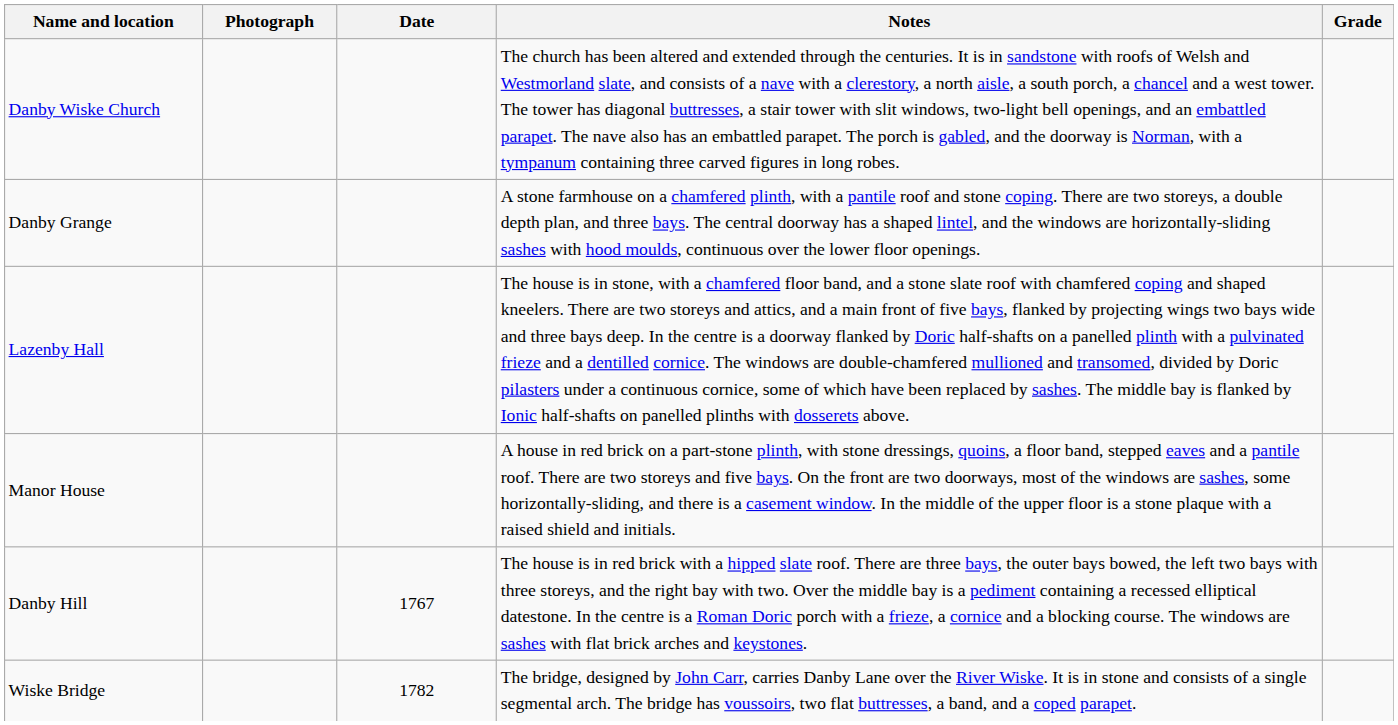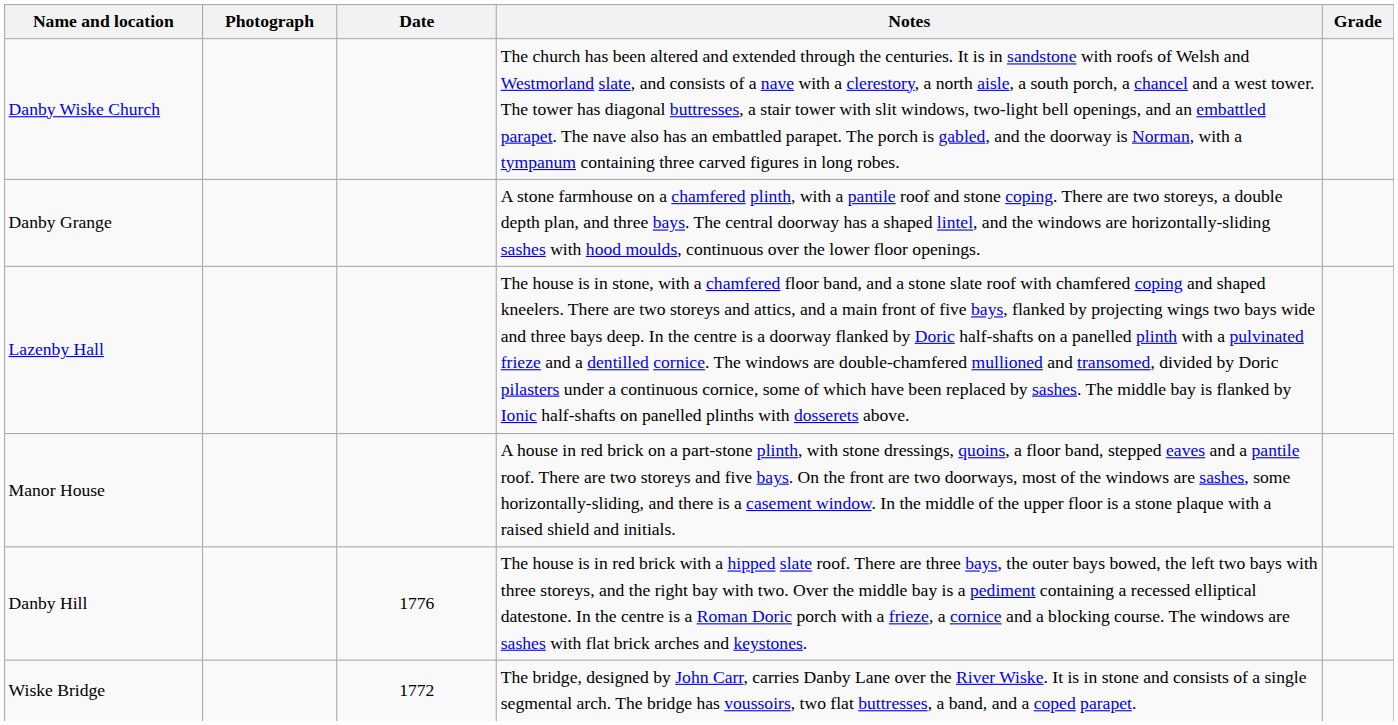(417, 603) 1767 -> (417, 603) 1776
(417, 690) 1782 -> (417, 690) 1772
